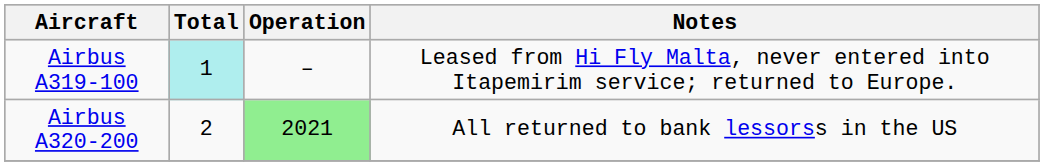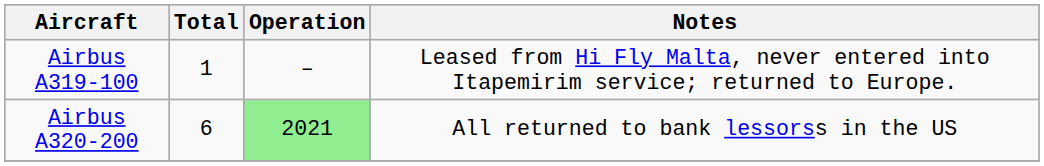(206, 70) paleturquoise background -> (206, 70) no background
(206, 130) 2 -> (206, 130) 6
